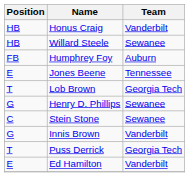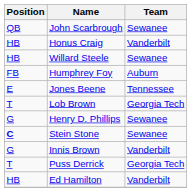+ row: (86, 28)
(10, 119) normal -> (10, 134) bold
(10, 165) E -> (13, 180) HB
